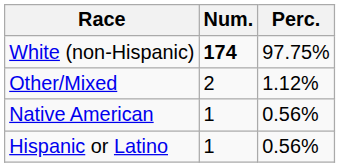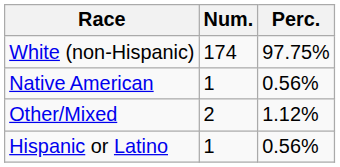(220, 51) bold -> (220, 51) normal
rows swapped: (81, 114) <-> (63, 83)
